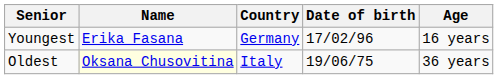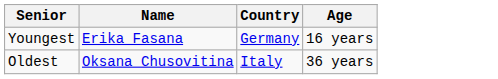- column: (361, 16)
(158, 62) lightyellow background -> (158, 62) no background
